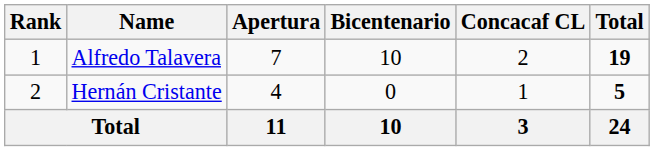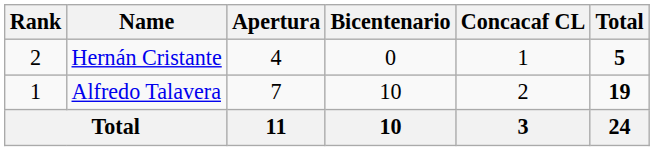rows swapped: (146, 57) <-> (147, 92)
